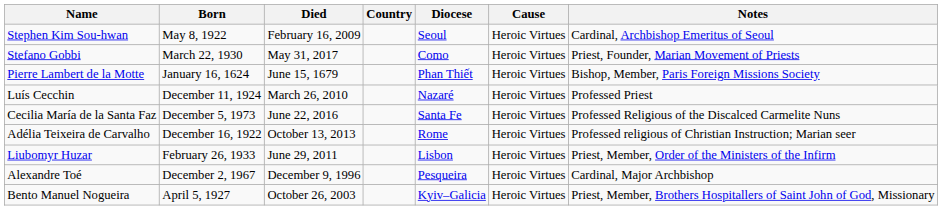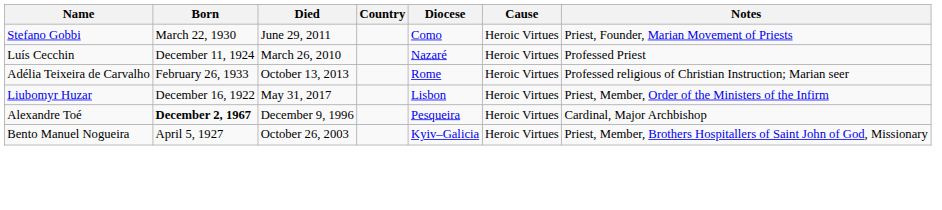- row: (68, 34)
(303, 54) May 31, 2017 -> (296, 34) June 29, 2011
- row: (76, 74)
- row: (82, 114)
(212, 134) December 16, 1922 -> (202, 74) February 26, 1933
(209, 154) February 26, 1933 -> (205, 94) December 16, 1922
(303, 154) June 29, 2011 -> (296, 94) May 31, 2017
(209, 174) normal -> (203, 114) bold
